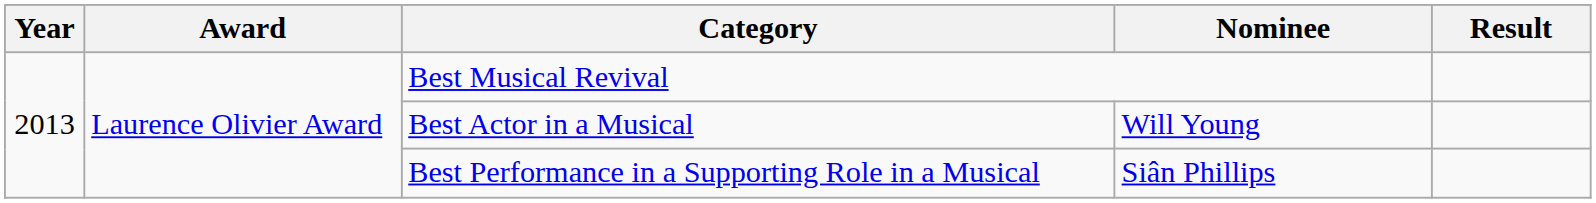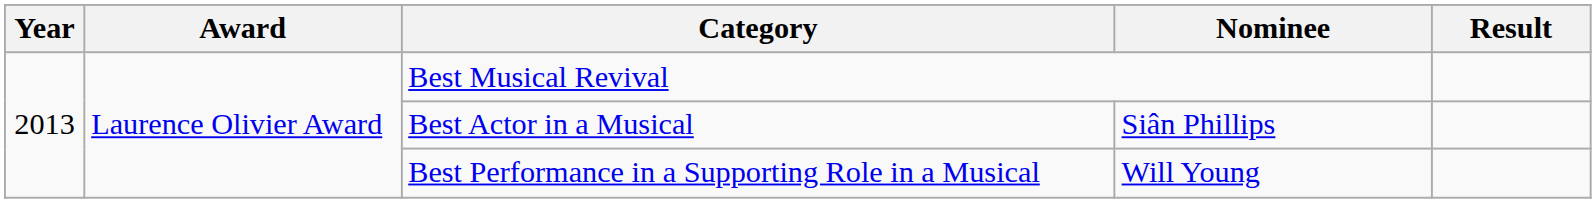(1191, 124) Will Young -> (1198, 124) Siân Phillips
(1198, 172) Siân Phillips -> (1191, 172) Will Young
